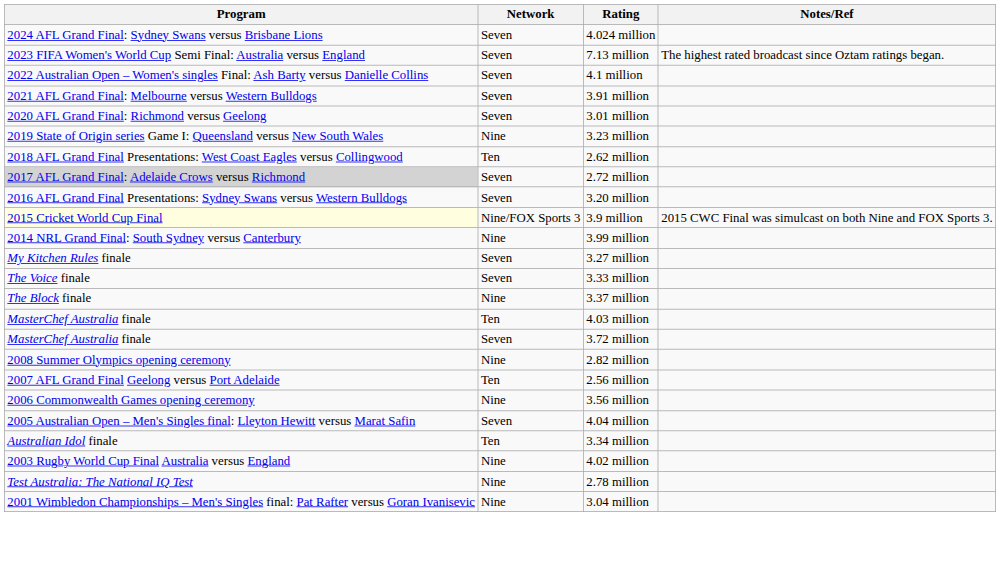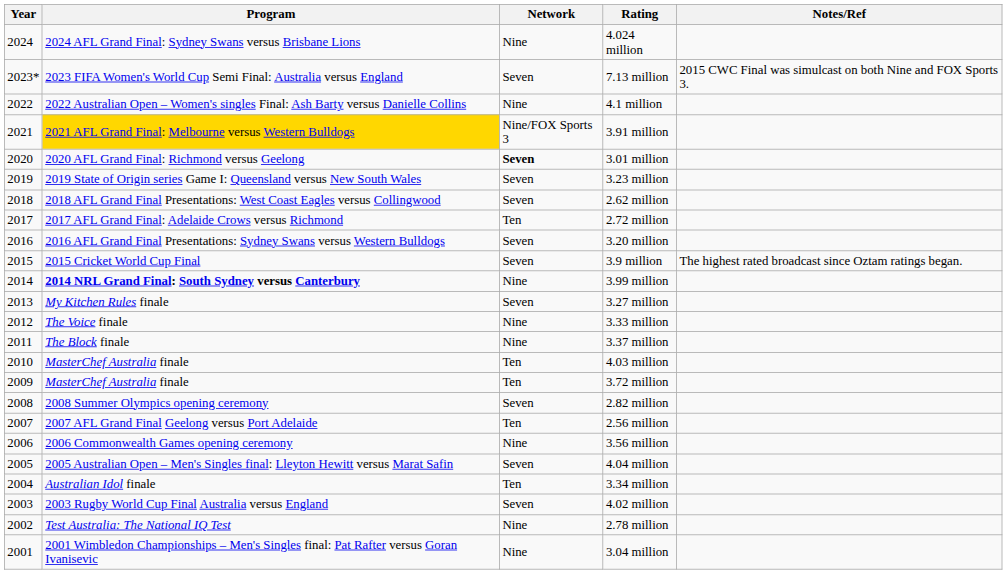+ column: (23, 14)
(497, 34) Seven -> (515, 42) Nine
(803, 55) The highest rated broadcast since Oztam ratings began. -> (839, 76) 2015 CWC Final was simulcast on both Nine and FOX Sports 3.
(497, 75) Seven -> (515, 104) Nine
(162, 95) no background -> (200, 131) gold background
(497, 95) Seven -> (547, 131) Nine/FOX Sports 3
(497, 116) normal -> (518, 159) bold
(493, 136) Nine -> (518, 179) Seven
(490, 156) Ten -> (518, 199) Seven
(156, 177) lightgrey background -> (194, 220) no background
(497, 177) Seven -> (512, 220) Ten
(85, 217) lightyellow background -> (123, 260) no background
(531, 217) Nine/FOX Sports 3 -> (518, 260) Seven
(827, 217) 2015 CWC Final was simulcast on both Nine and FOX Sports 3. -> (821, 260) The highest rated broadcast since Oztam ratings began.
(154, 237) normal -> (203, 281) bold
(497, 278) Seven -> (515, 321) Nine
(497, 339) Seven -> (512, 382) Ten
(493, 359) Nine -> (518, 402) Seven
(493, 461) Nine -> (518, 504) Seven
